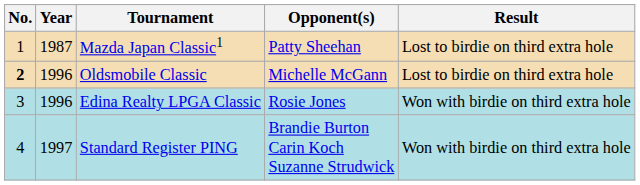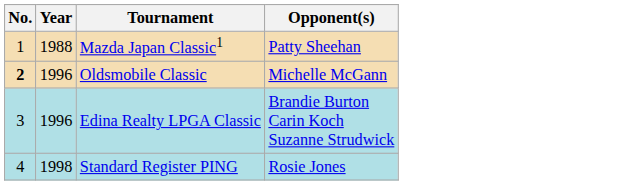- column: (516, 18)
(56, 46) 1987 -> (56, 46) 1988
(307, 101) Rosie Jones -> (331, 121) Brandie Burton Carin Koch Suzanne Strudwick
(56, 147) 1997 -> (56, 167) 1998
(331, 147) Brandie Burton Carin Koch Suzanne Strudwick -> (307, 167) Rosie Jones
